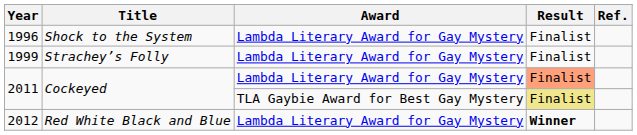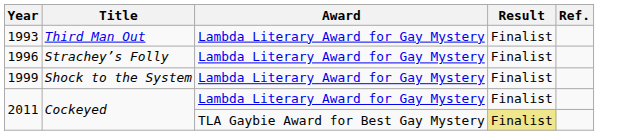+ row: (23, 36)
(118, 36) Shock to the System -> (107, 57) Strachey’s Folly
(107, 57) Strachey’s Folly -> (118, 78) Shock to the System
(561, 78) lightsalmon background -> (522, 99) no background
- row: (23, 120)
